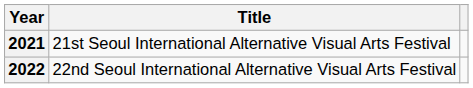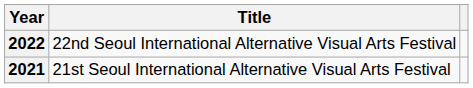rows swapped: (27, 43) <-> (27, 69)
